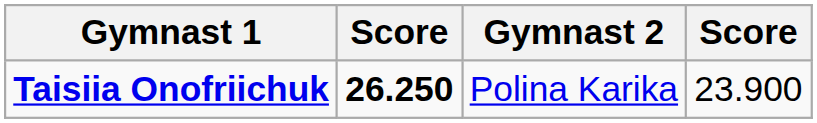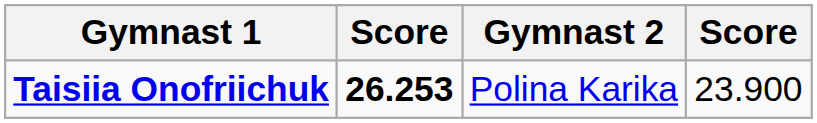(399, 88) 26.250 -> (399, 88) 26.253
